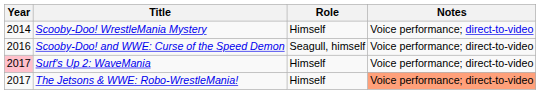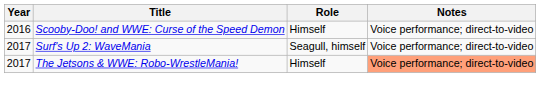- row: (121, 30)
(327, 47) Seagull, himself -> (307, 30) Himself
(19, 64) pink background -> (19, 47) no background
(307, 64) Himself -> (327, 47) Seagull, himself
